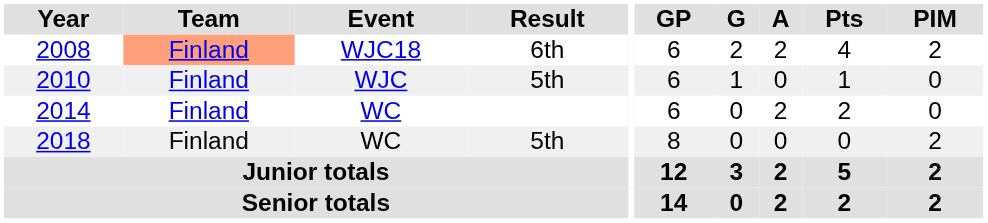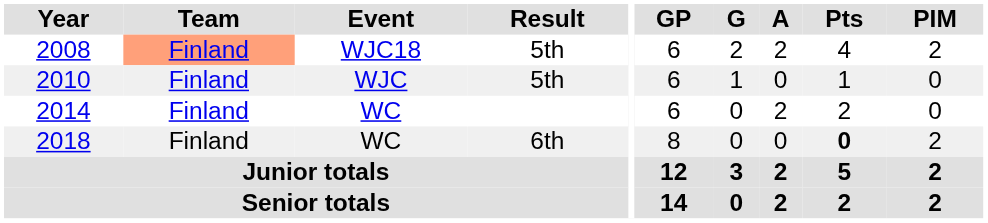(547, 49) 6th -> (547, 49) 5th
(547, 141) 5th -> (547, 141) 6th
(844, 141) normal -> (844, 141) bold
